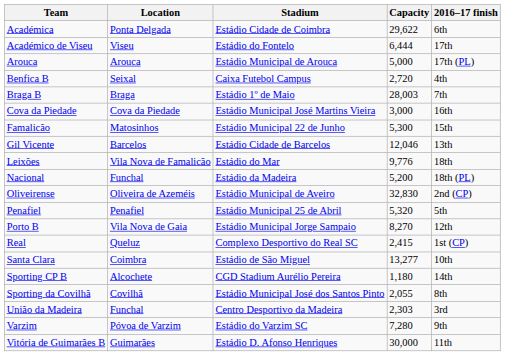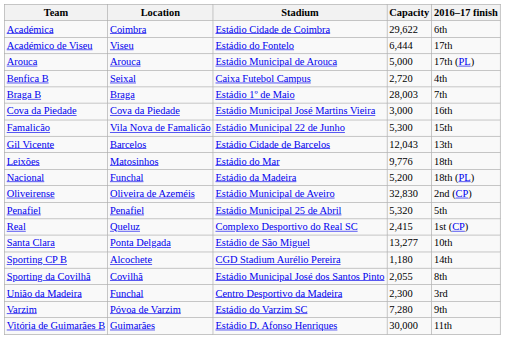(140, 29) Ponta Delgada -> (128, 29) Coimbra
(134, 128) Matosinhos -> (160, 128) Vila Nova de Famalicão
(404, 144) 12,046 -> (404, 144) 12,043
(160, 161) Vila Nova de Famalicão -> (134, 161) Matosinhos
- row: (23, 227)
(128, 260) Coimbra -> (140, 243) Ponta Delgada
(401, 309) 2,303 -> (401, 293) 2,300
